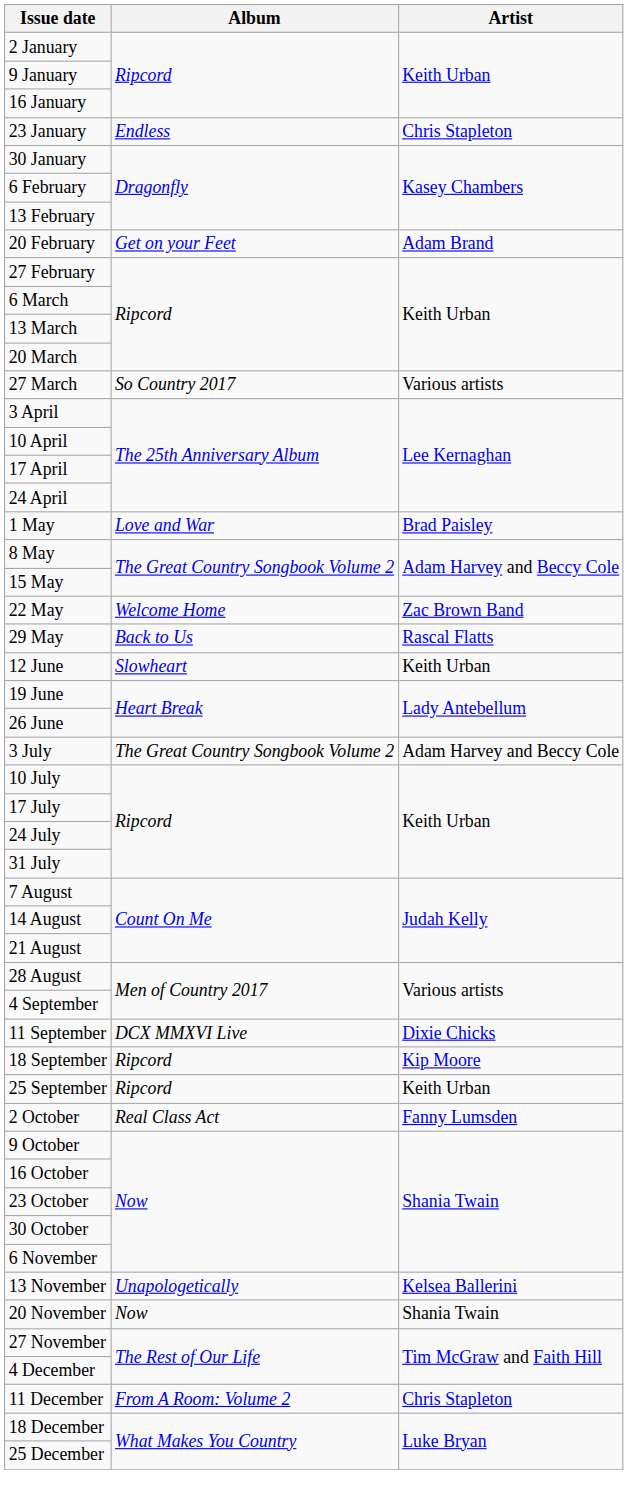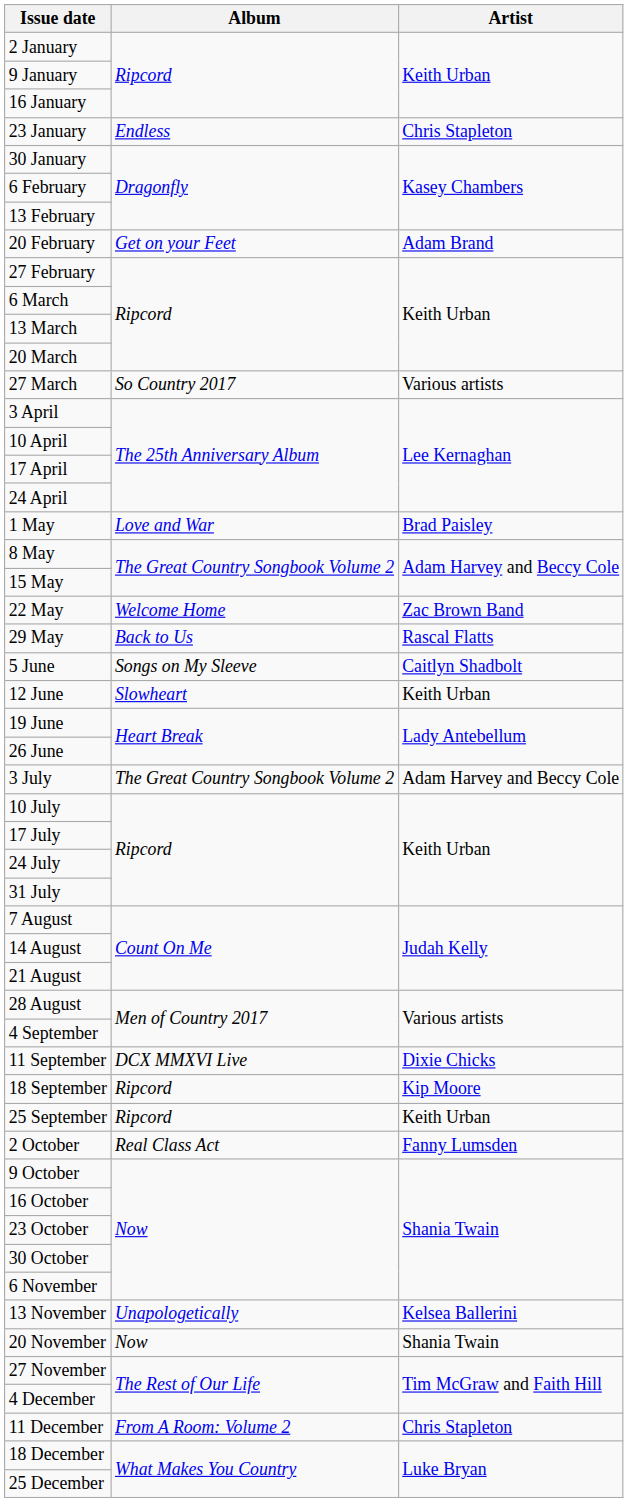+ row: (32, 666)
